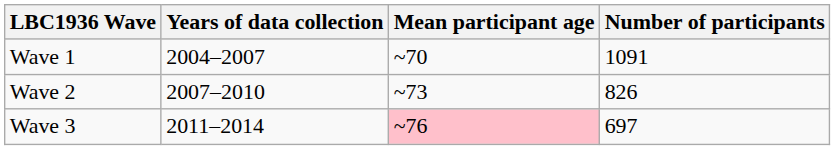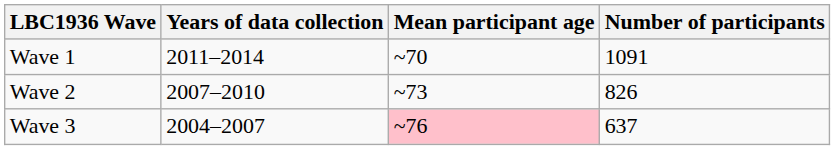(216, 56) 2004–2007 -> (215, 56) 2011–2014
(215, 126) 2011–2014 -> (216, 126) 2004–2007
(621, 126) 697 -> (621, 126) 637
